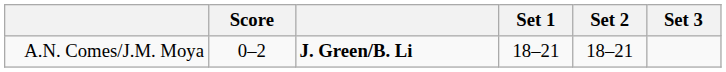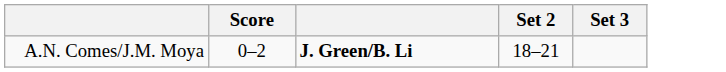- column: (536, 20)
